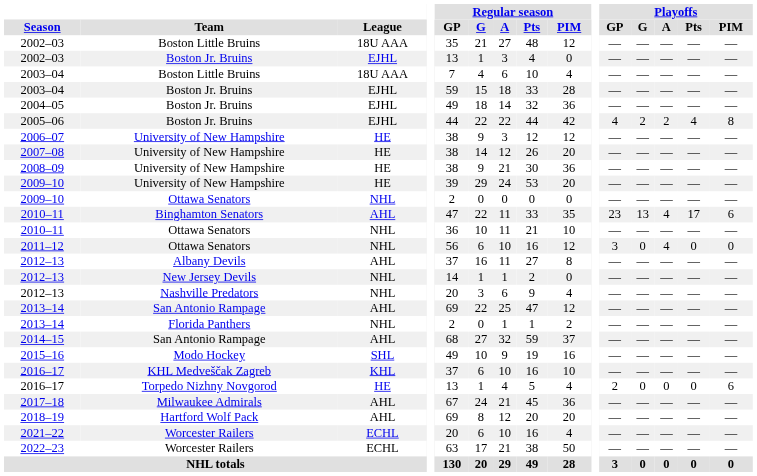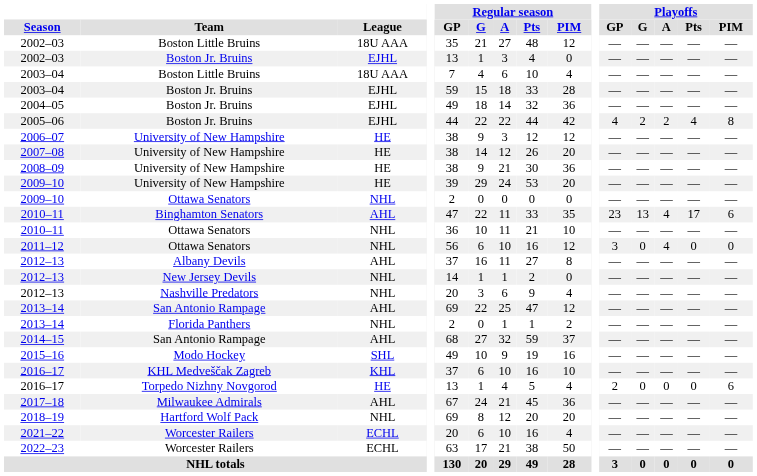(382, 417) AHL -> (382, 417) NHL
